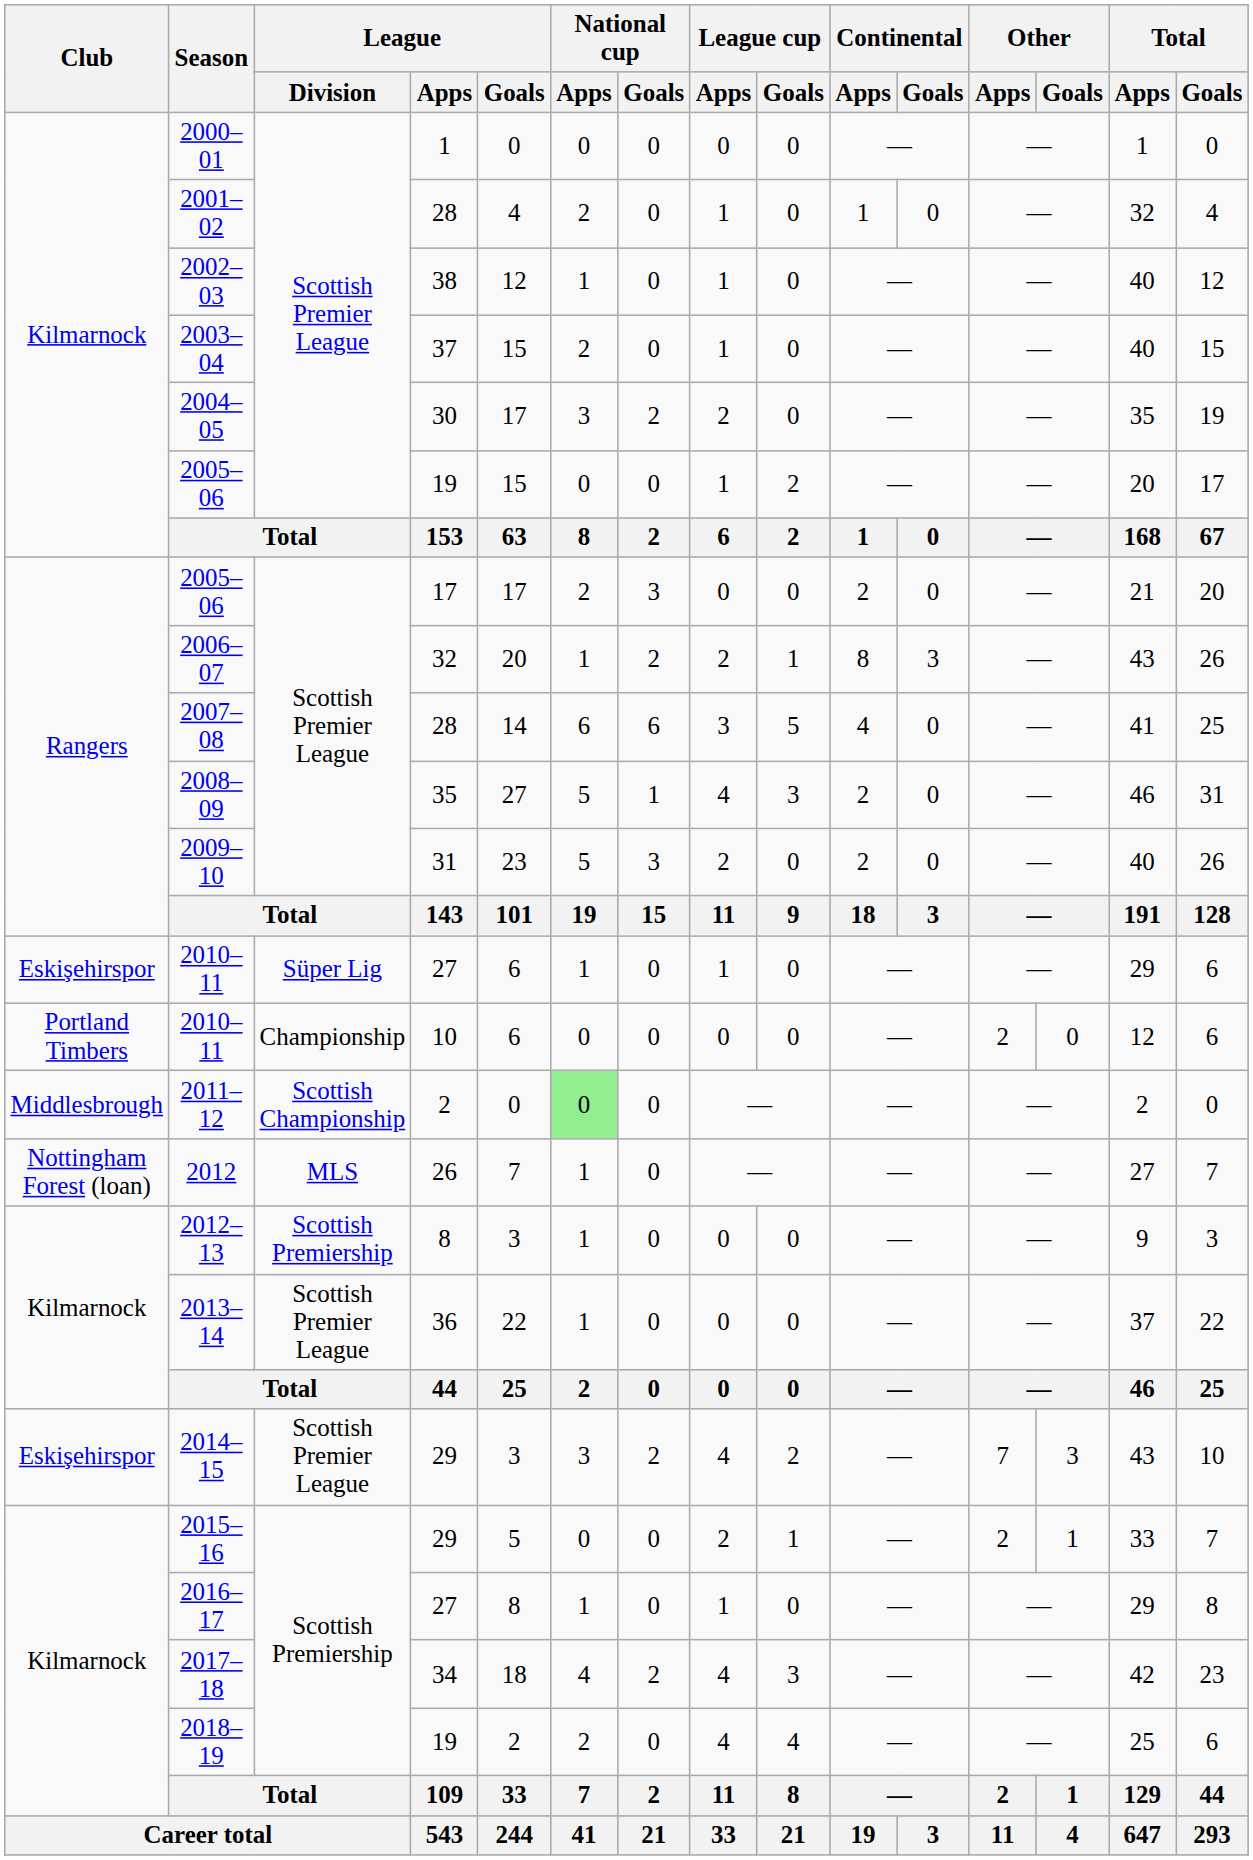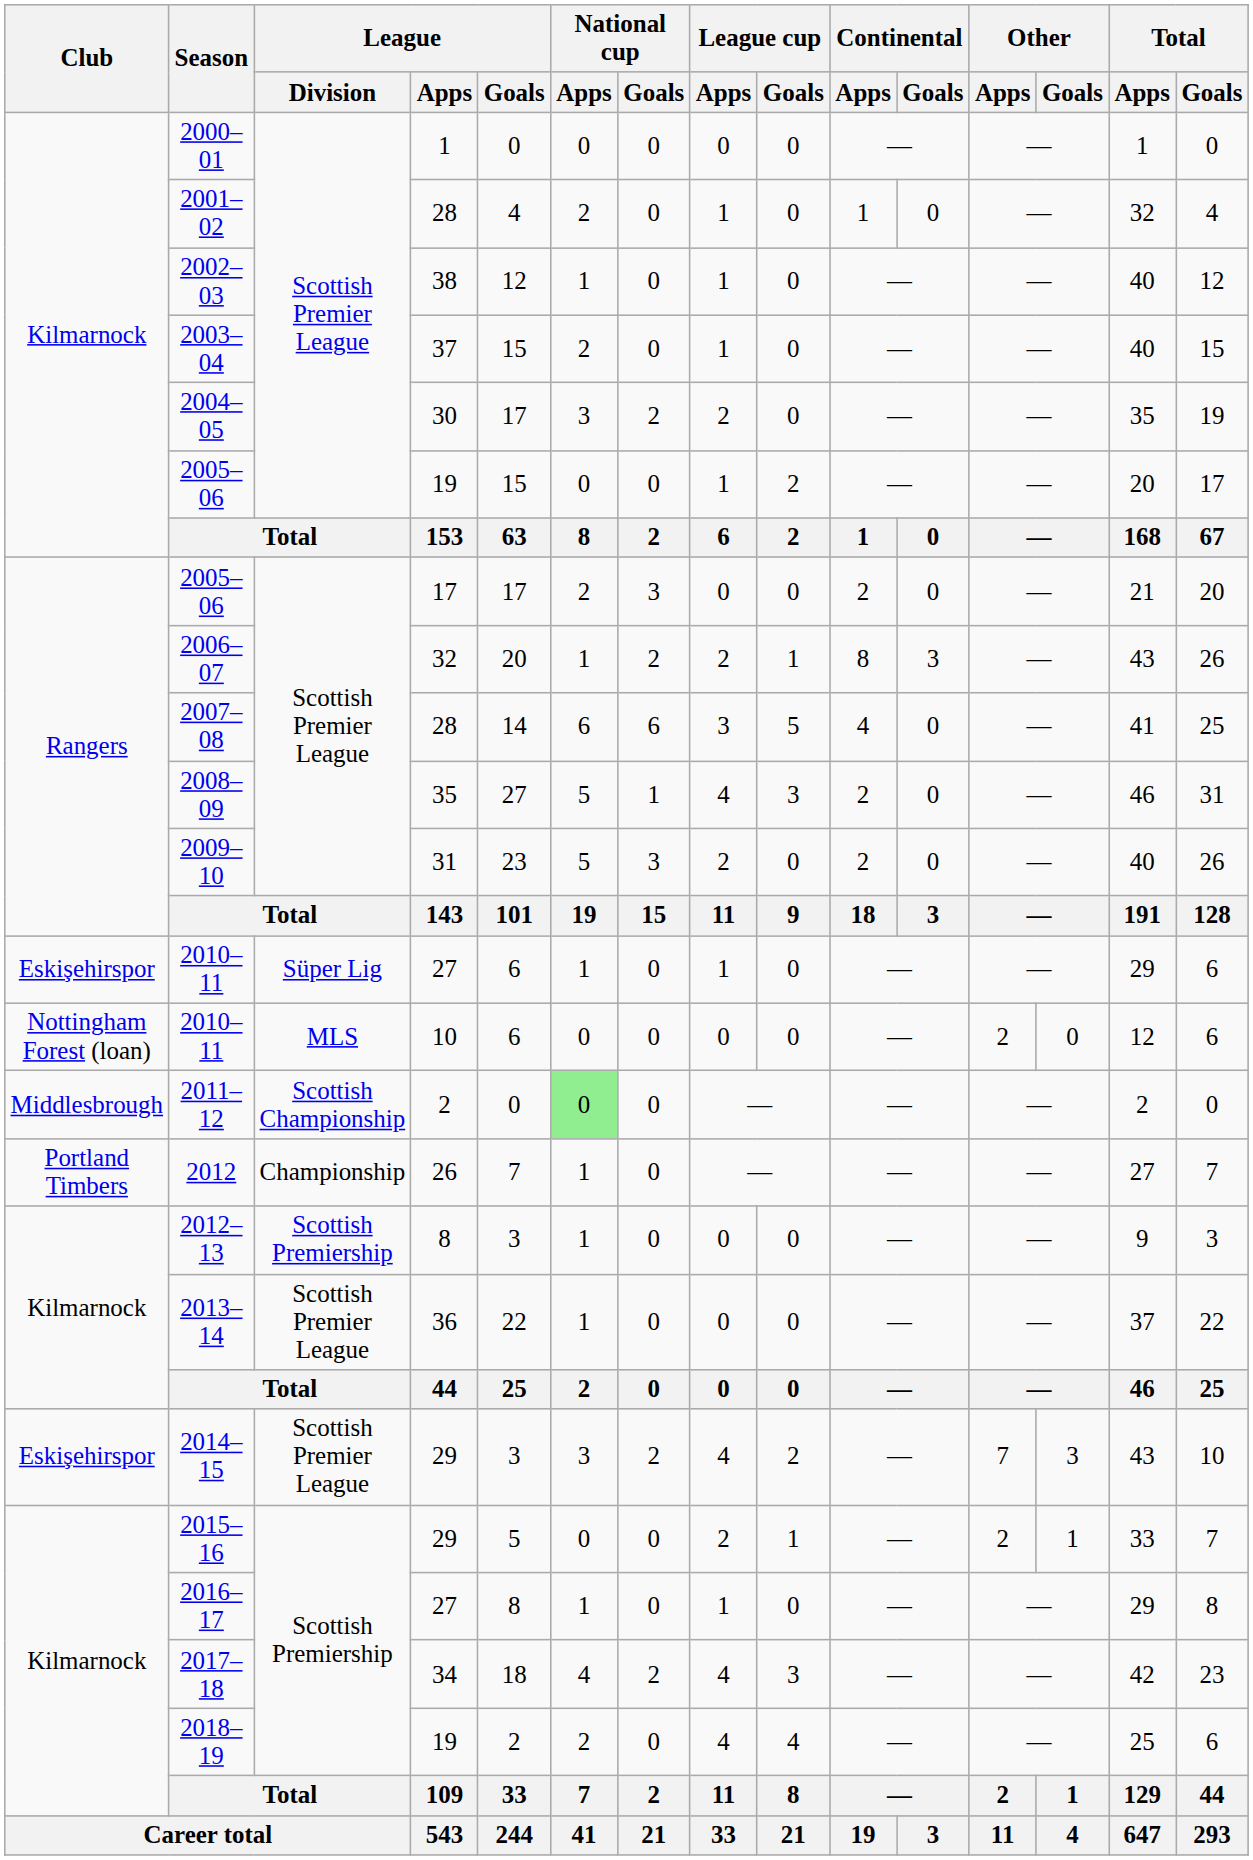(87, 1036) Portland Timbers -> (87, 1036) Nottingham Forest (loan)
(332, 1036) Championship -> (332, 1036) MLS
(87, 1172) Nottingham Forest (loan) -> (87, 1172) Portland Timbers
(332, 1172) MLS -> (332, 1172) Championship
